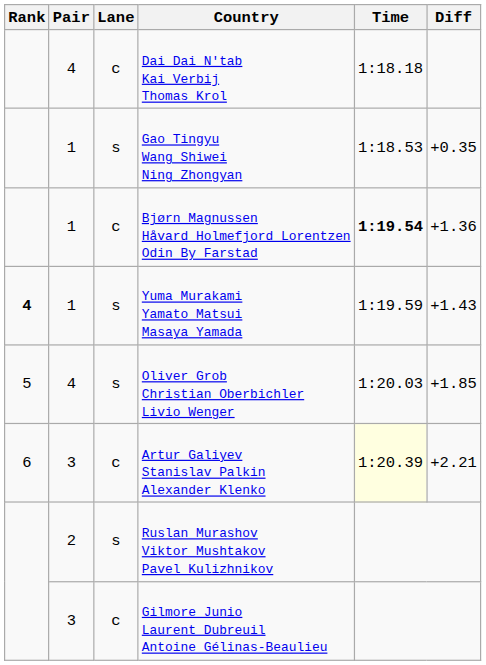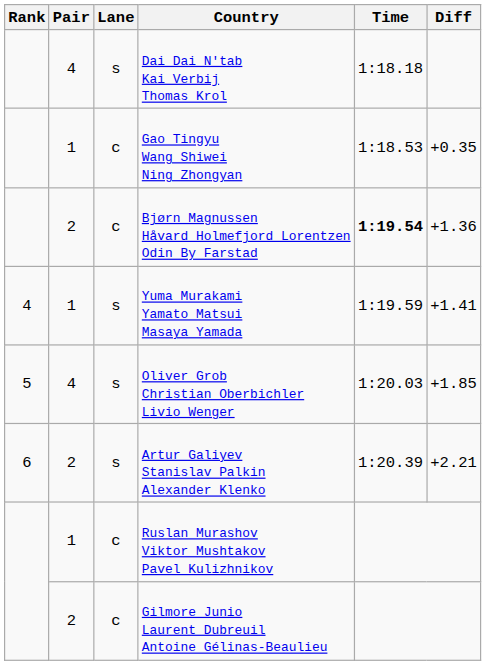(116, 69) c -> (116, 69) s
(116, 148) s -> (116, 148) c
(71, 227) 1 -> (71, 227) 2
(27, 305) bold -> (27, 305) normal
(454, 305) +1.43 -> (454, 305) +1.41
(71, 463) 3 -> (71, 463) 2
(116, 463) c -> (116, 463) s
(390, 463) lightyellow background -> (390, 463) no background
(71, 542) 2 -> (71, 542) 1
(116, 542) s -> (116, 542) c
(71, 621) 3 -> (71, 621) 2
